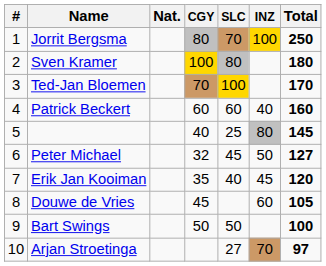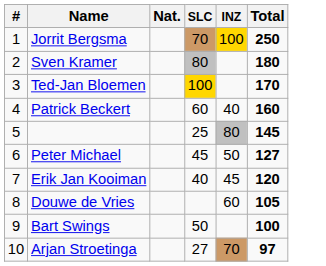- column: (201, 17)
